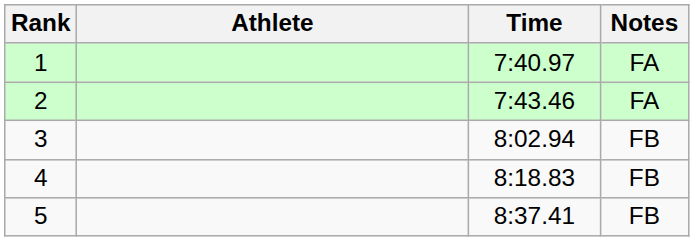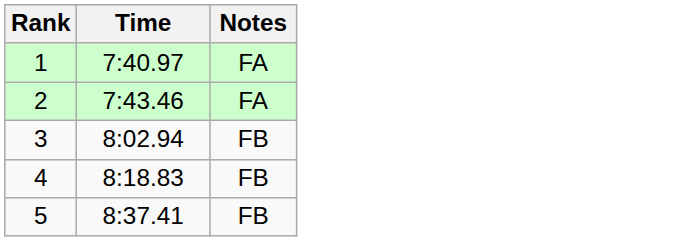- column: (272, 23)
